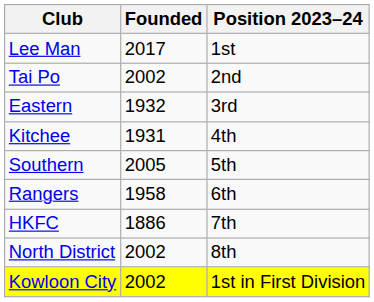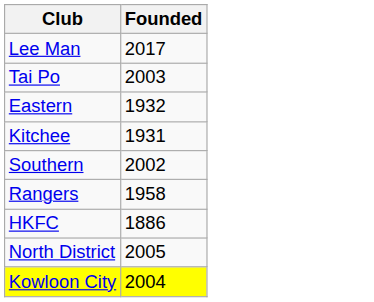- column: (288, 19)
(145, 77) 2002 -> (145, 77) 2003
(145, 164) 2005 -> (145, 164) 2002
(145, 252) 2002 -> (145, 252) 2005
(145, 281) 2002 -> (145, 281) 2004
